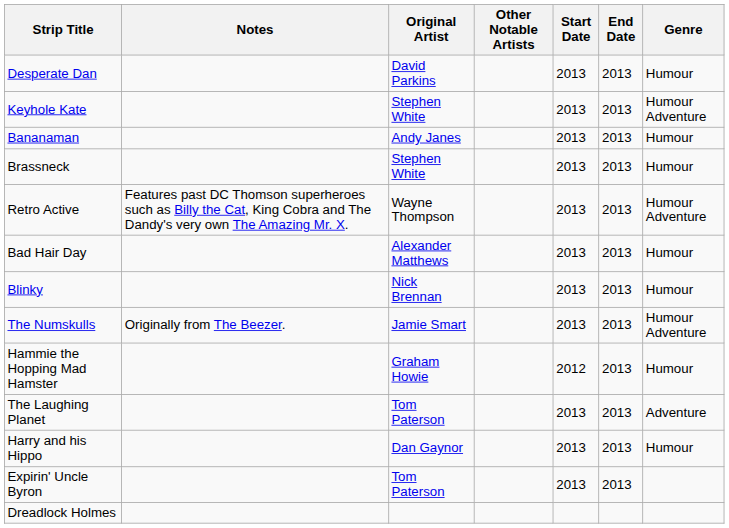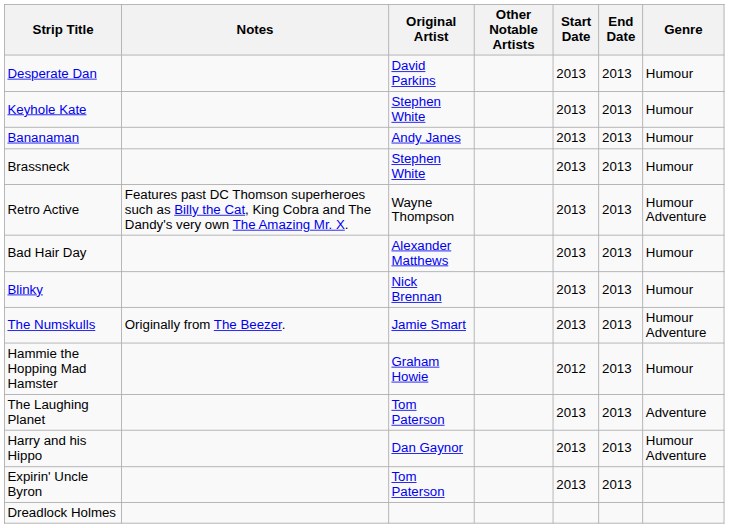(676, 109) Humour Adventure -> (669, 109) Humour
(669, 448) Humour -> (676, 448) Humour Adventure
